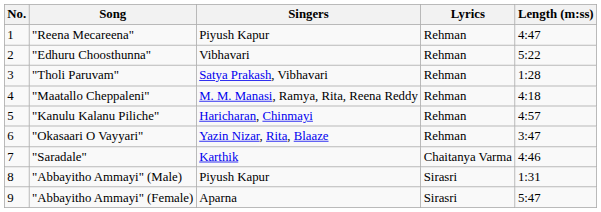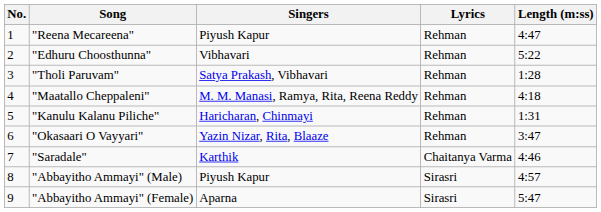(529, 116) 4:57 -> (529, 116) 1:31
(529, 177) 1:31 -> (529, 177) 4:57
